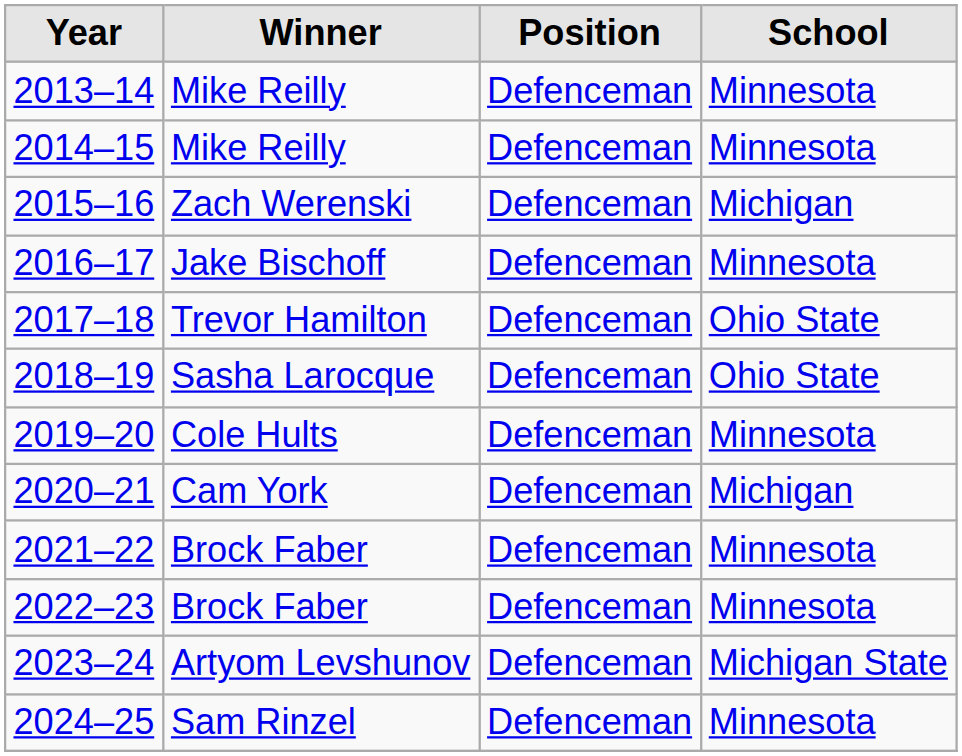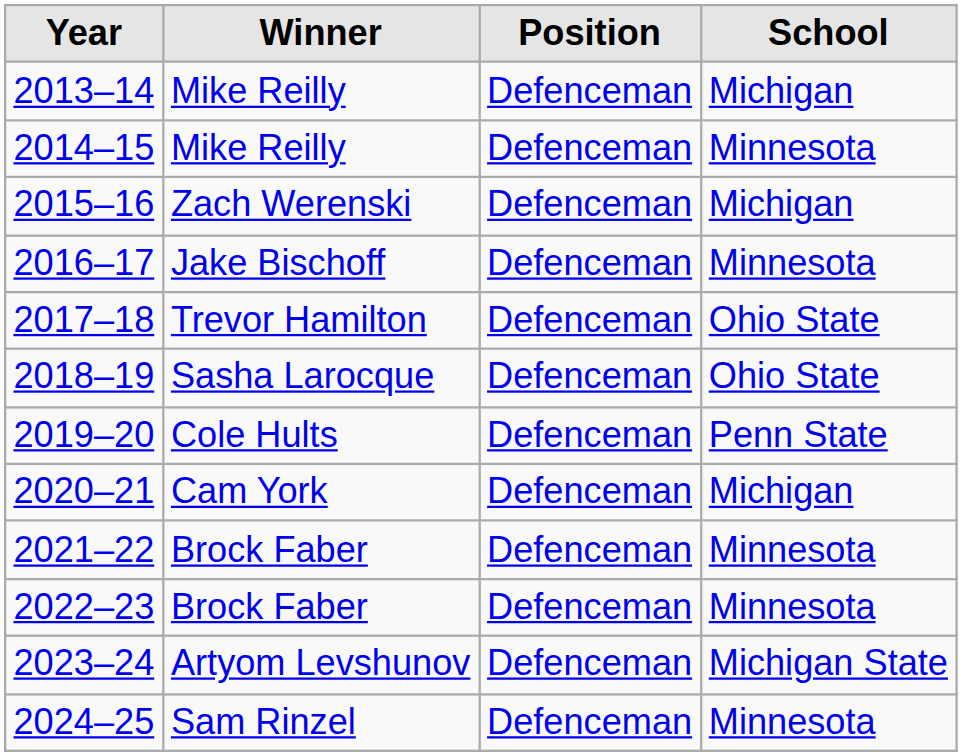(792, 90) Minnesota -> (781, 90) Michigan
(792, 434) Minnesota -> (798, 434) Penn State
